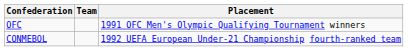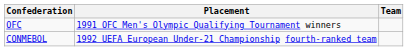columns swapped: (251, 11) <-> (87, 11)
